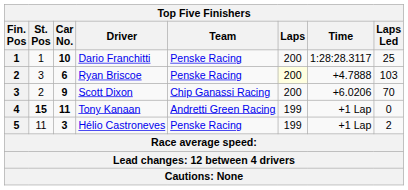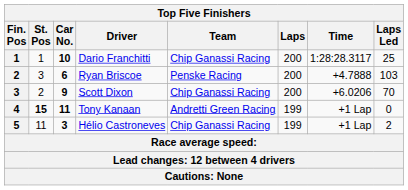(206, 59) Penske Racing -> (220, 59) Chip Ganassi Racing
(293, 75) lightyellow background -> (293, 75) no background
(206, 126) Penske Racing -> (220, 126) Chip Ganassi Racing
